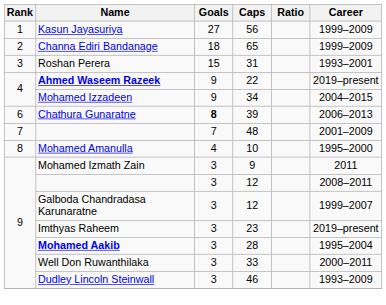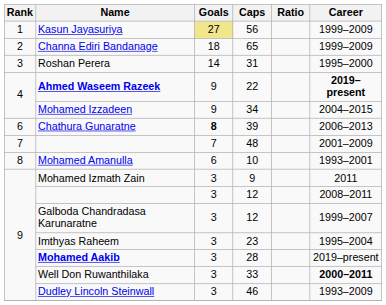(214, 30) no background -> (214, 30) khaki background
(214, 64) 15 -> (214, 64) 14
(346, 64) 1993–2001 -> (346, 64) 1995–2000
(346, 81) normal -> (346, 87) bold
(214, 149) 4 -> (214, 161) 6
(346, 149) 1995–2000 -> (346, 161) 1993–2001
(346, 229) 2019–present -> (346, 241) 1995–2004
(346, 246) 1995–2004 -> (346, 258) 2019–present
(346, 263) normal -> (346, 275) bold
